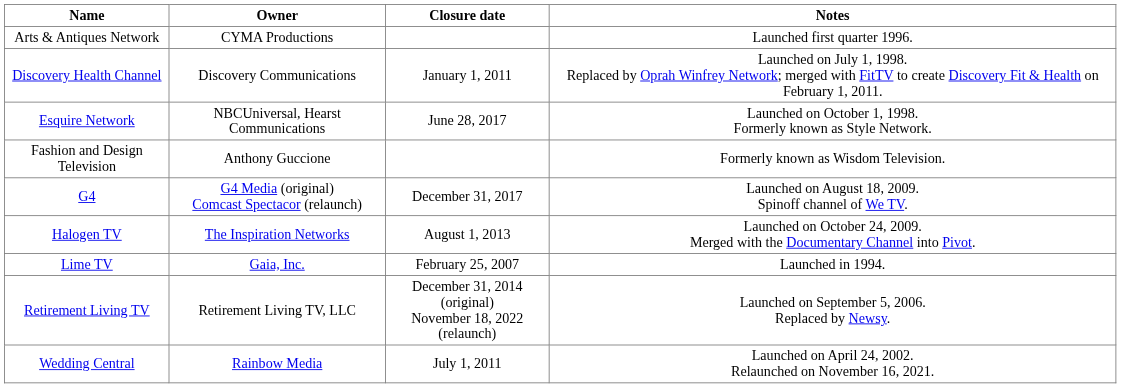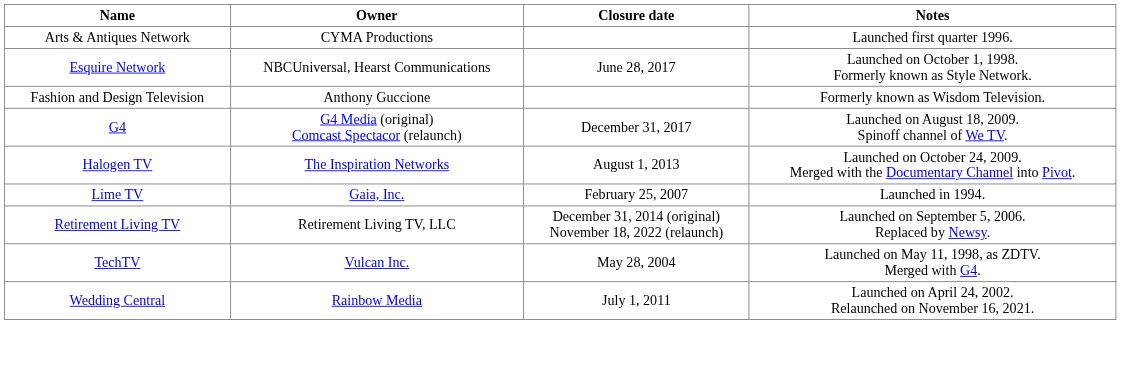- row: (87, 75)
+ row: (117, 262)
